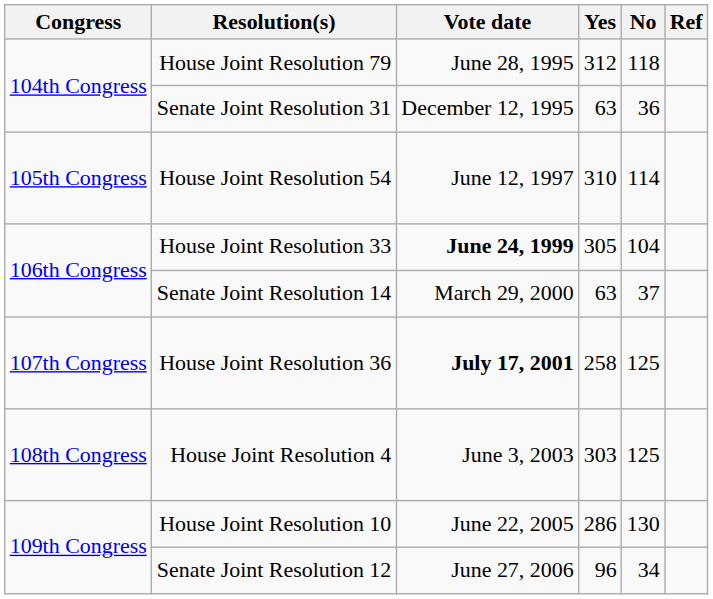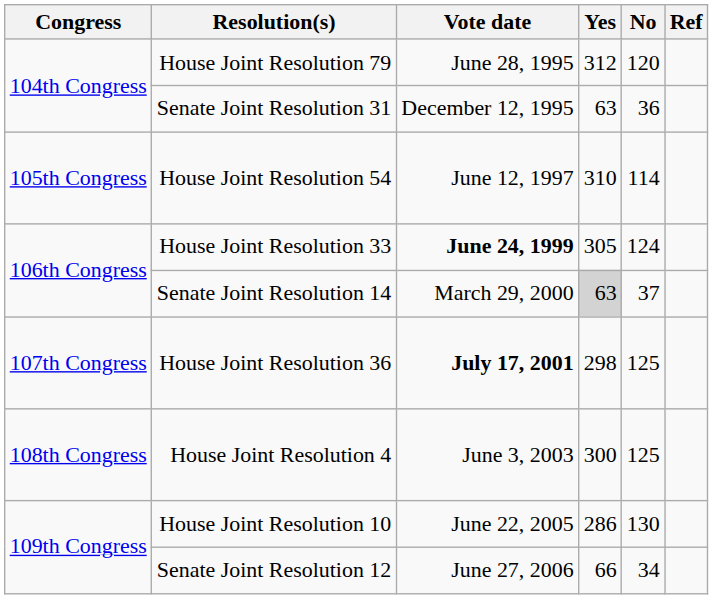(644, 62) 118 -> (643, 62) 120
(643, 246) 104 -> (643, 246) 124
(606, 293) no background -> (606, 293) lightgrey background
(600, 362) 258 -> (600, 362) 298
(600, 454) 303 -> (600, 454) 300
(606, 570) 96 -> (606, 570) 66
